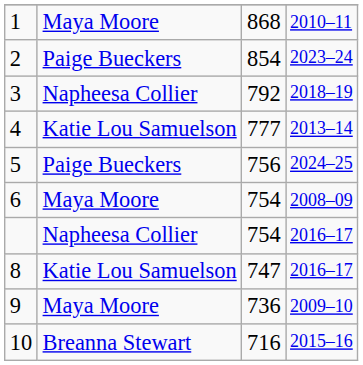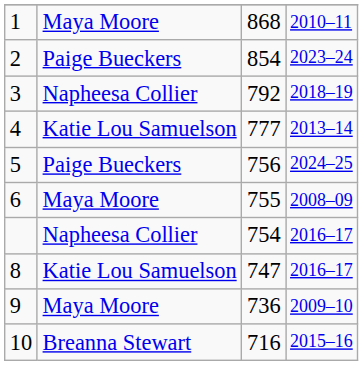(264, 199) 754 -> (264, 199) 755
